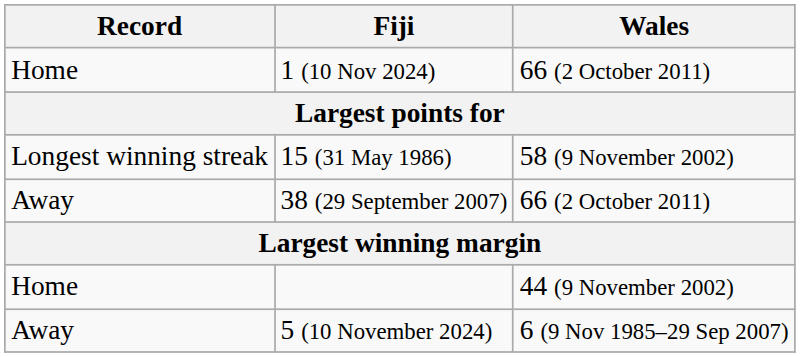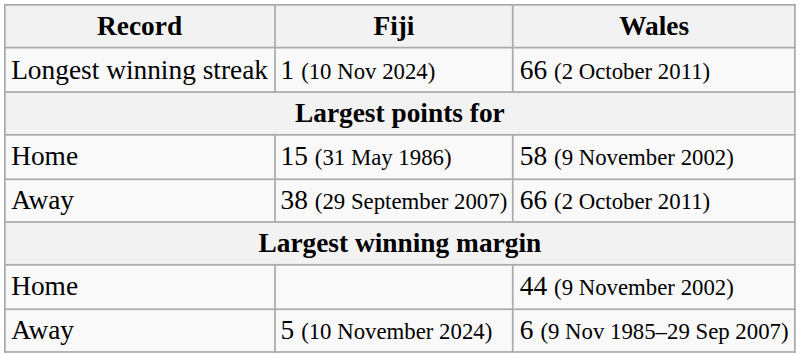(45, 69) Home -> (140, 69) Longest winning streak
(140, 156) Longest winning streak -> (45, 156) Home
